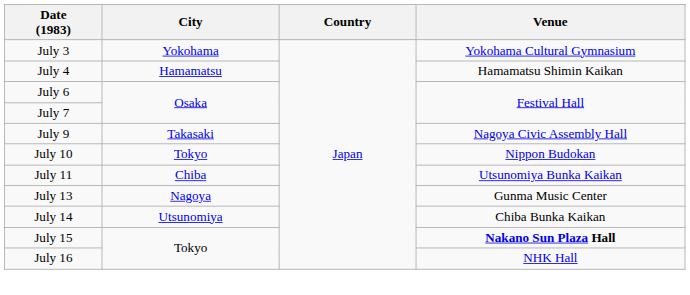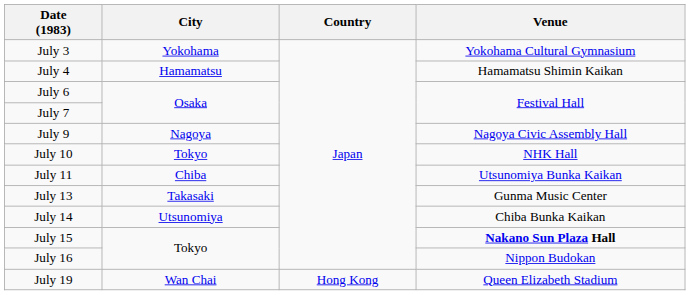(191, 133) Takasaki -> (191, 133) Nagoya
(550, 154) Nippon Budokan -> (550, 154) NHK Hall
(191, 196) Nagoya -> (191, 196) Takasaki
(550, 258) NHK Hall -> (550, 258) Nippon Budokan
+ row: (53, 279)
